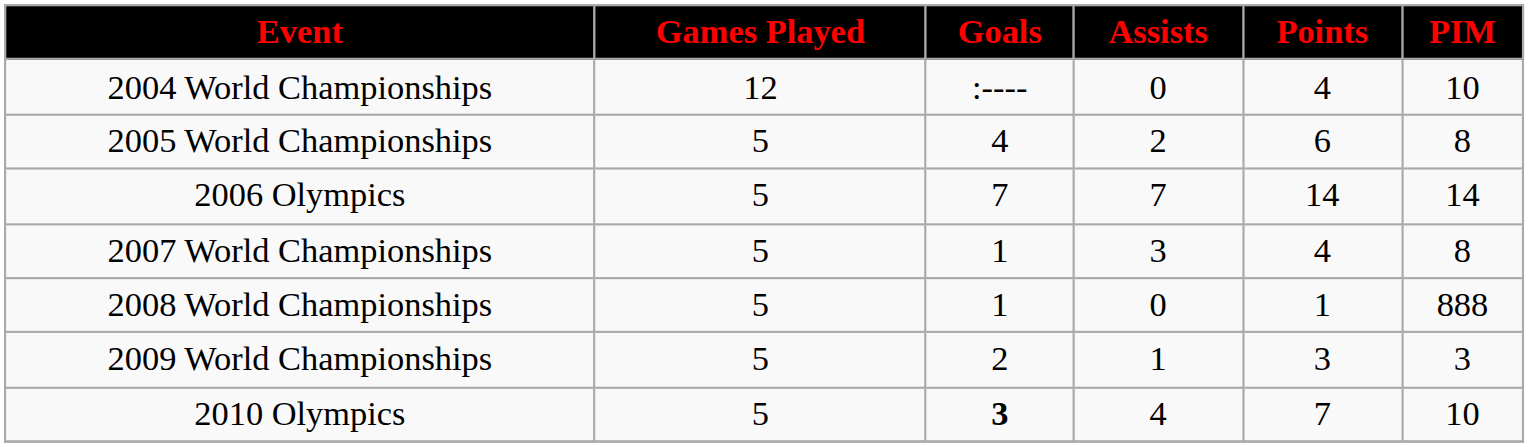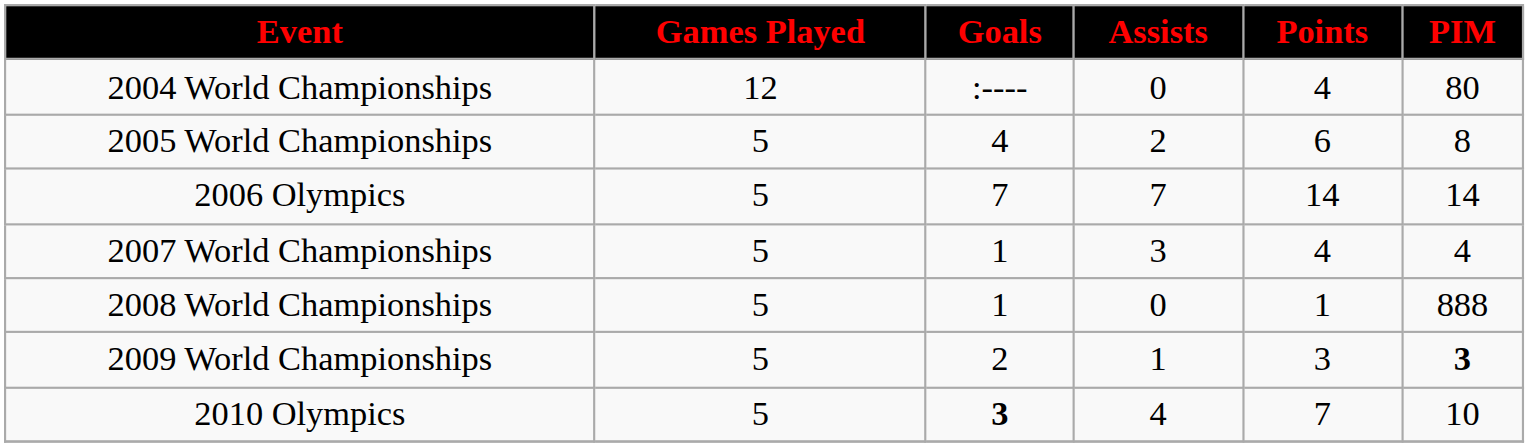(1462, 86) 10 -> (1462, 86) 80
(1462, 250) 8 -> (1462, 250) 4
(1462, 359) normal -> (1462, 359) bold
